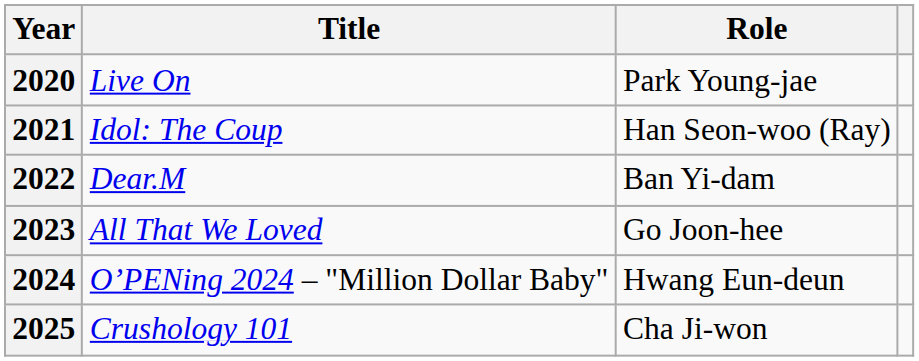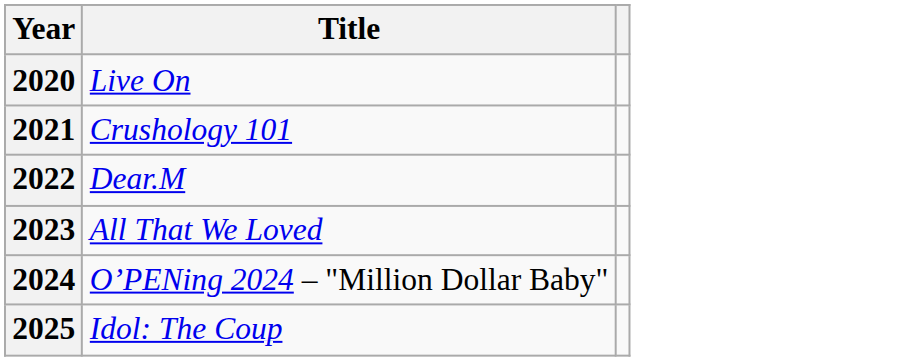- column: (757, 29)
(186, 129) Idol: The Coup -> (191, 129) Crushology 101
(191, 329) Crushology 101 -> (186, 329) Idol: The Coup
